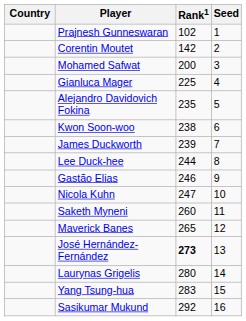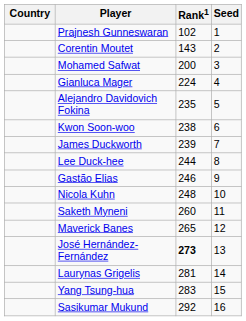(187, 49) 142 -> (187, 49) 143
(187, 82) 225 -> (187, 82) 224
(187, 195) 247 -> (187, 195) 248
(187, 273) 280 -> (187, 273) 281
